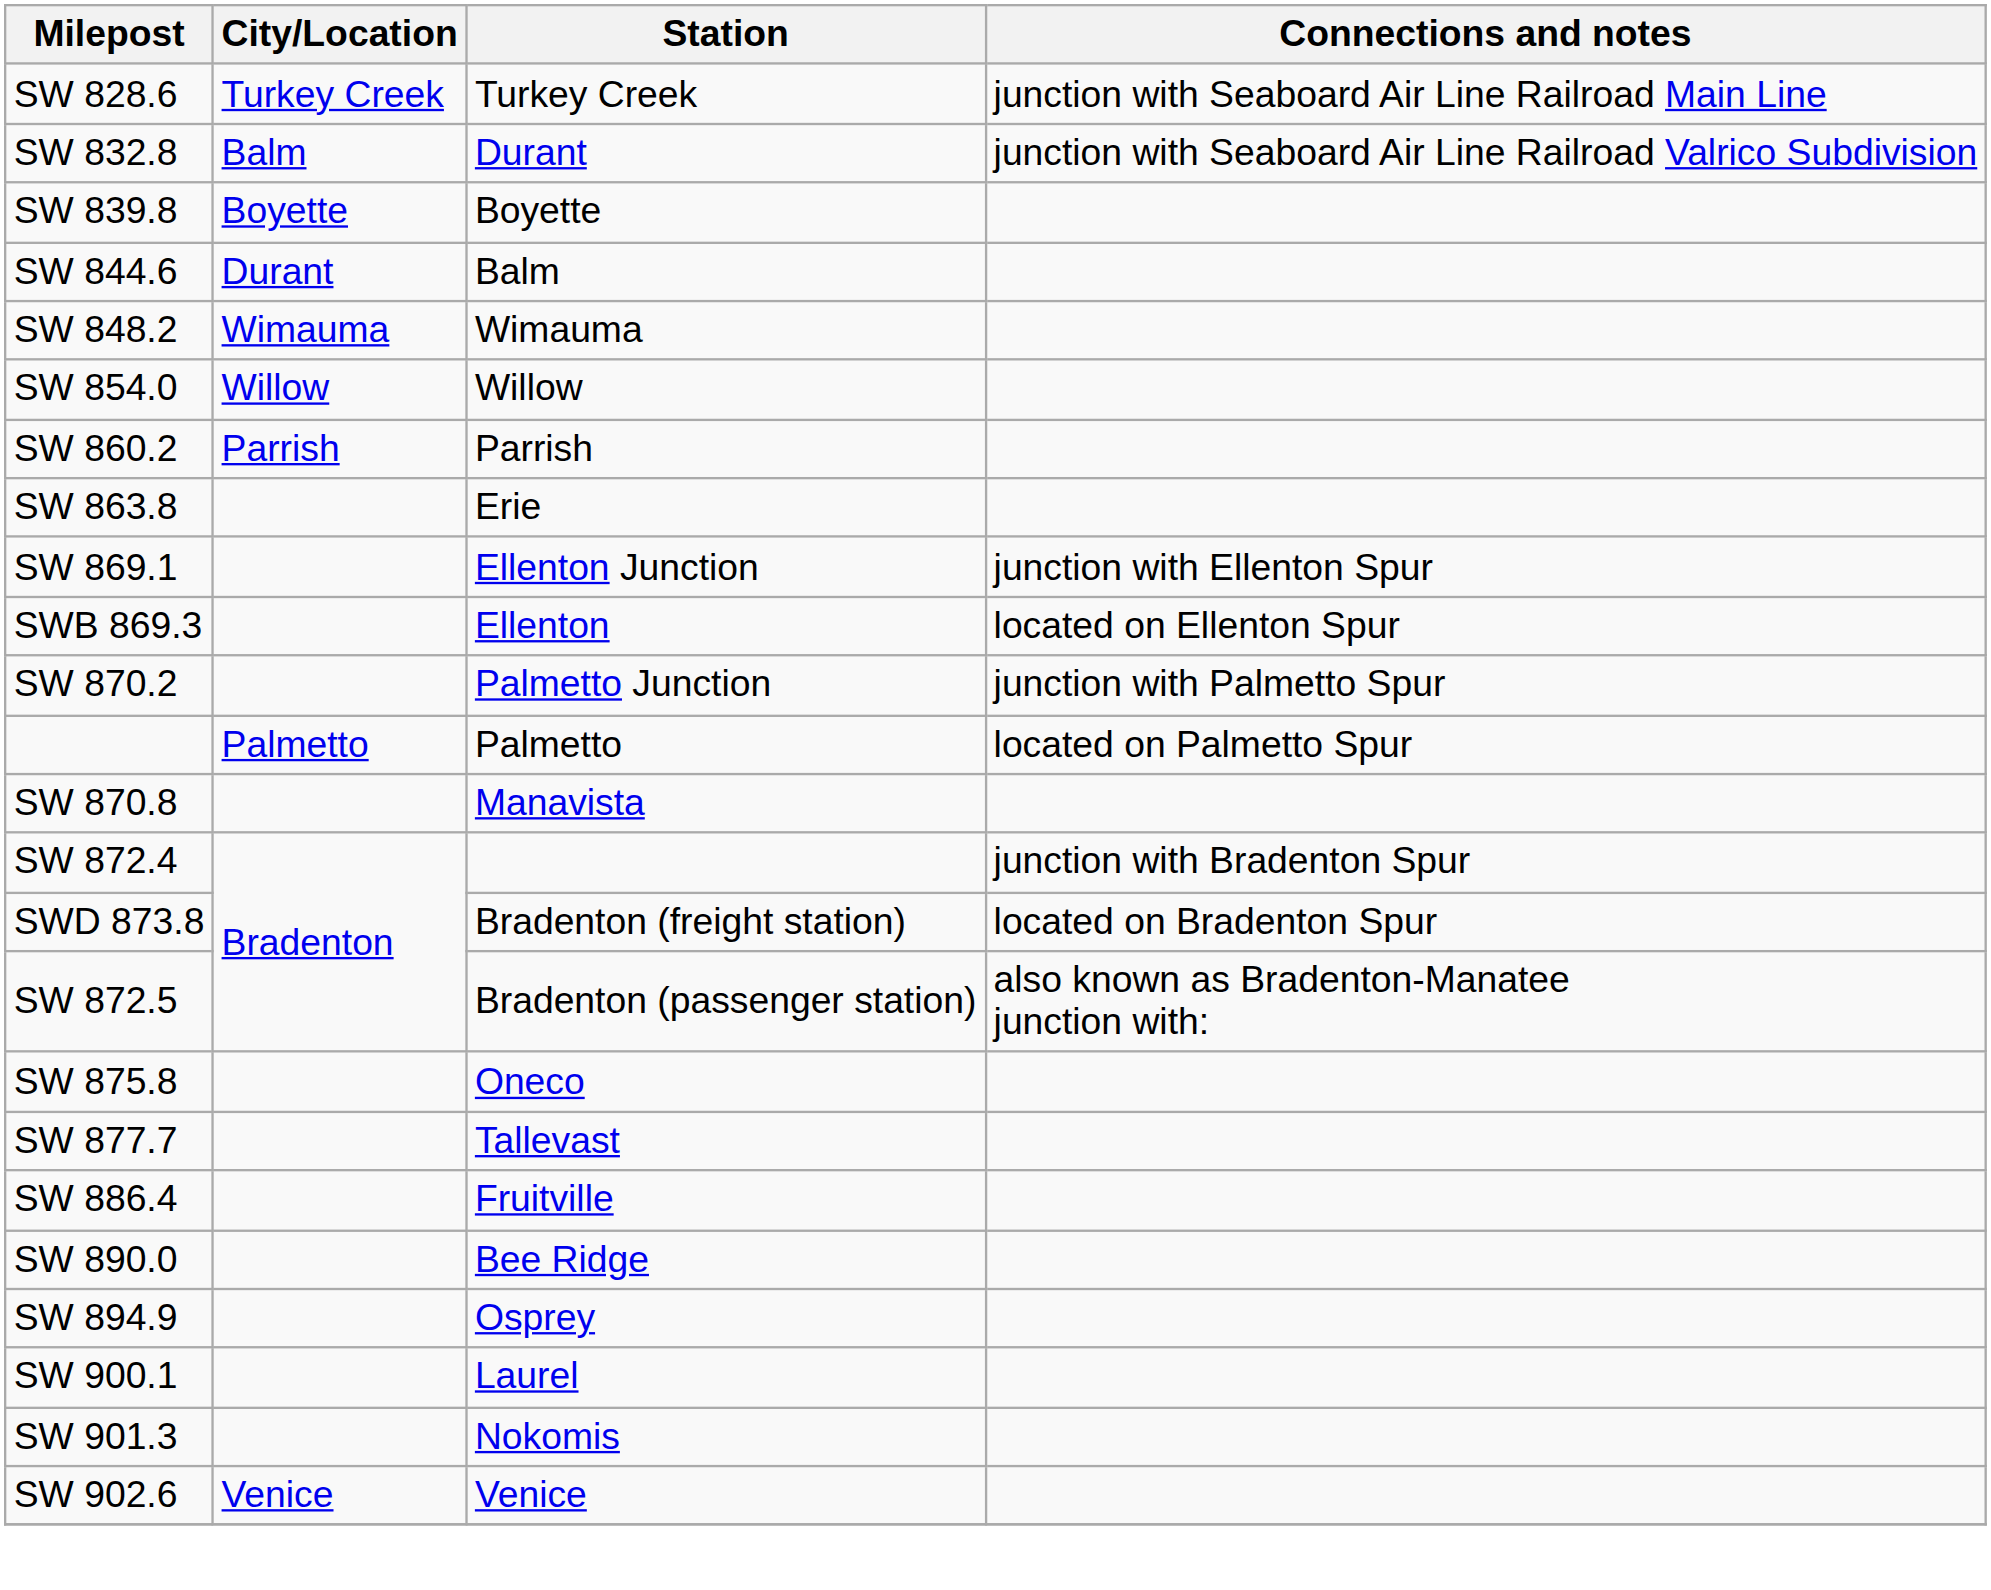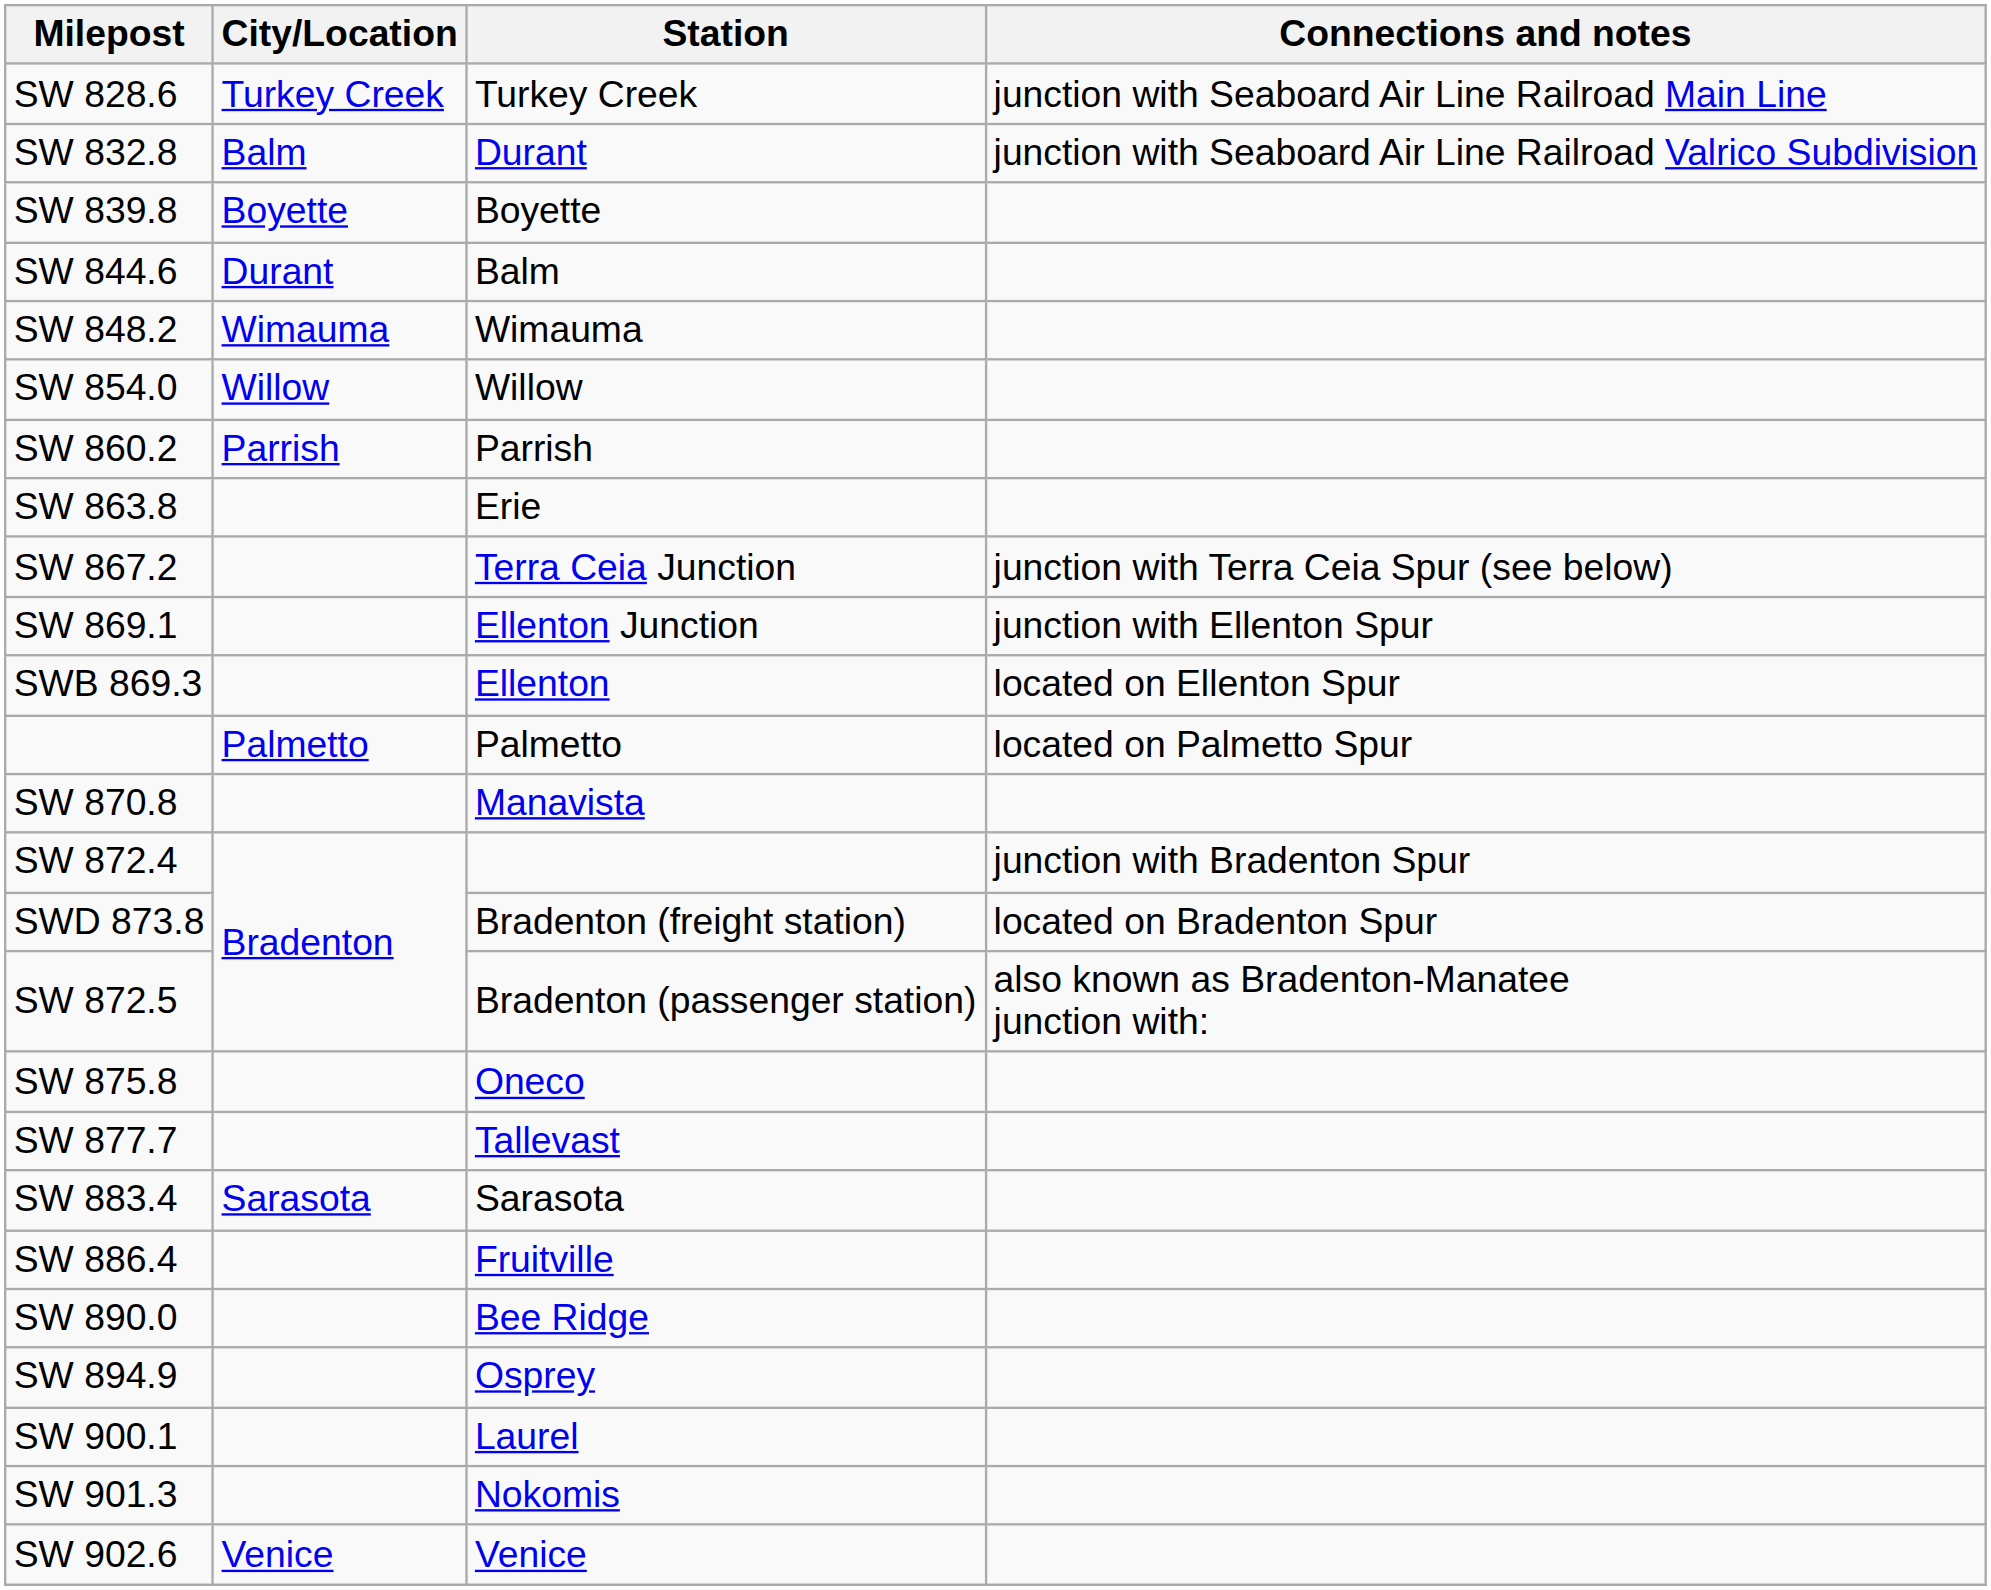+ row: (96, 566)
- row: (96, 684)
+ row: (96, 1199)
